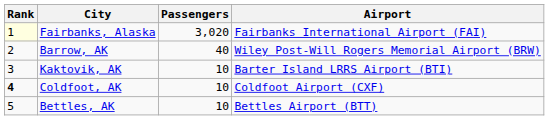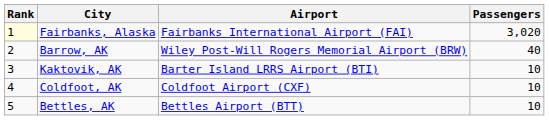columns swapped: (388, 14) <-> (195, 14)
(11, 87) bold -> (11, 87) normal
